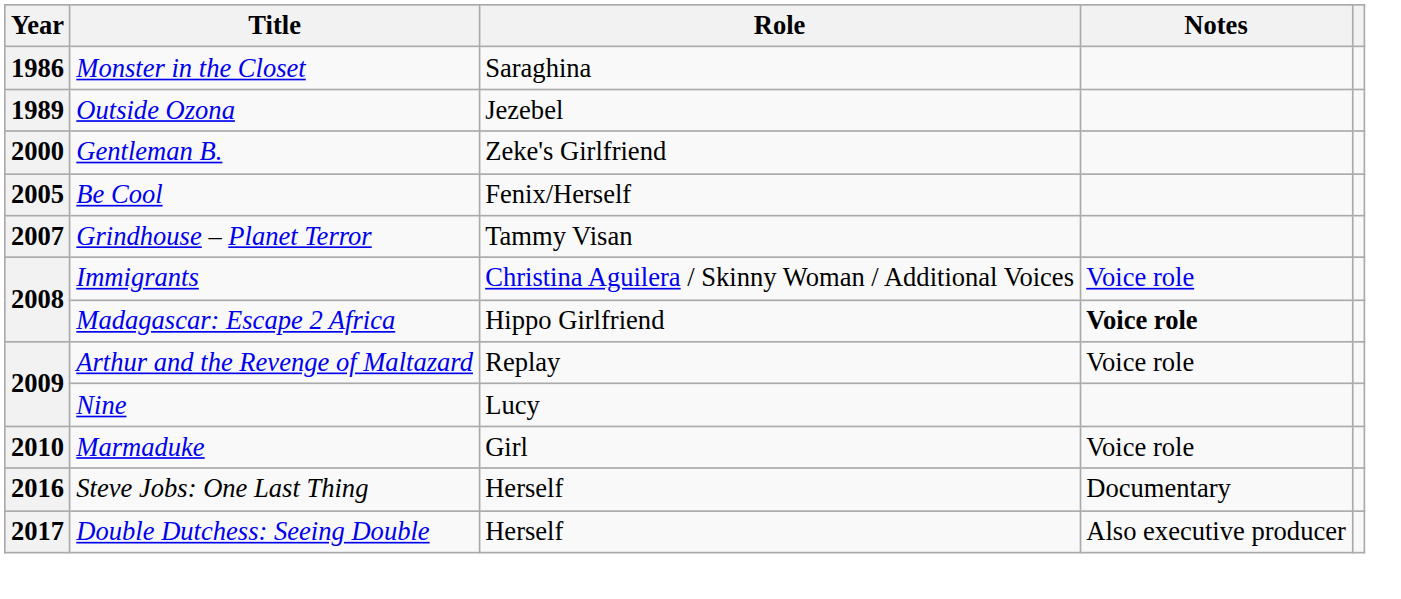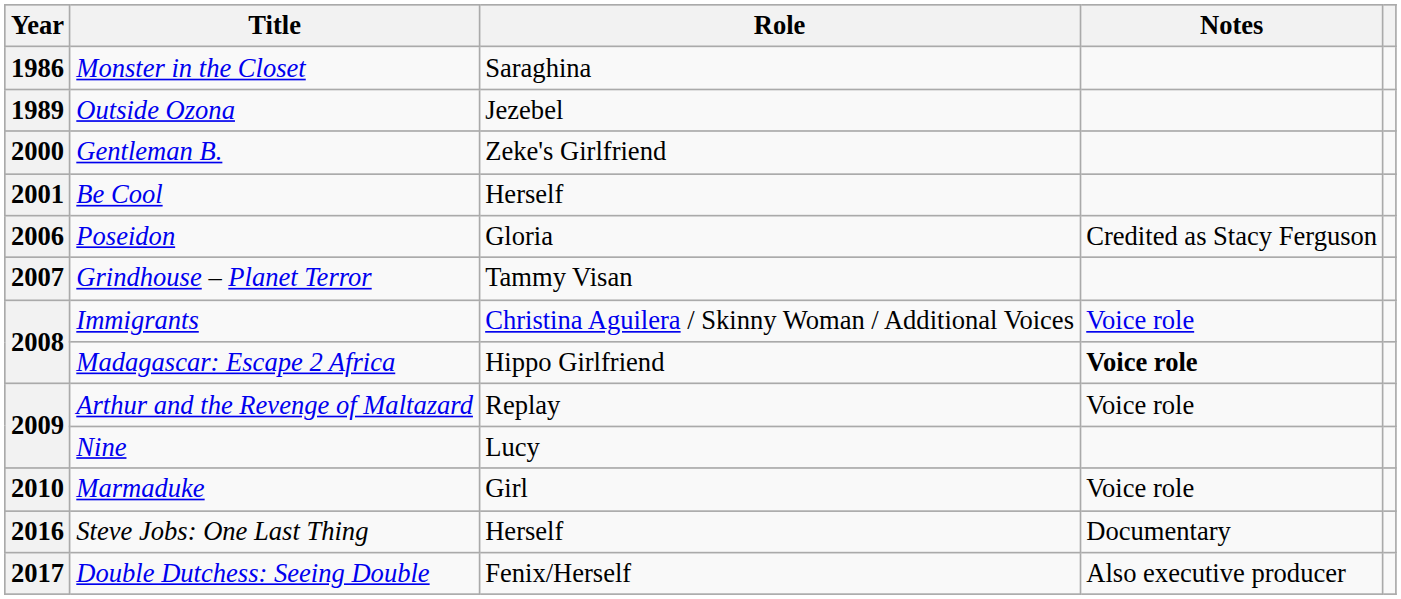(38, 194) 2005 -> (38, 194) 2001
(558, 194) Fenix/Herself -> (524, 194) Herself
+ row: (126, 236)
(524, 531) Herself -> (558, 573) Fenix/Herself
